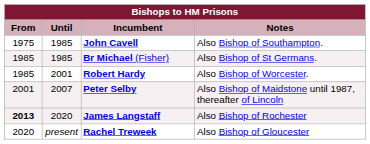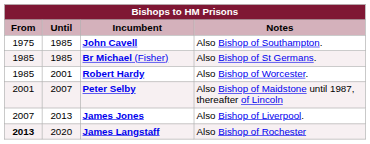+ row: (113, 116)
- row: (120, 131)
